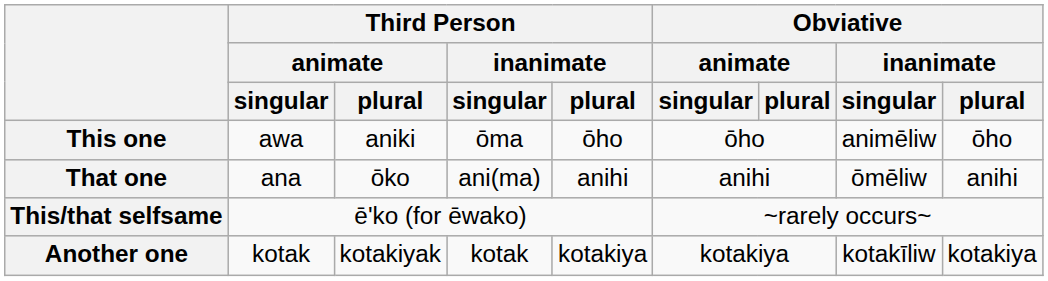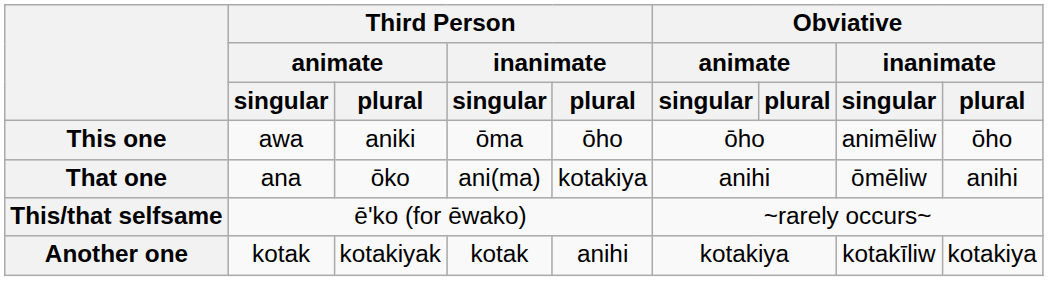(603, 178) anihi -> (603, 178) kotakiya
(603, 255) kotakiya -> (603, 255) anihi
